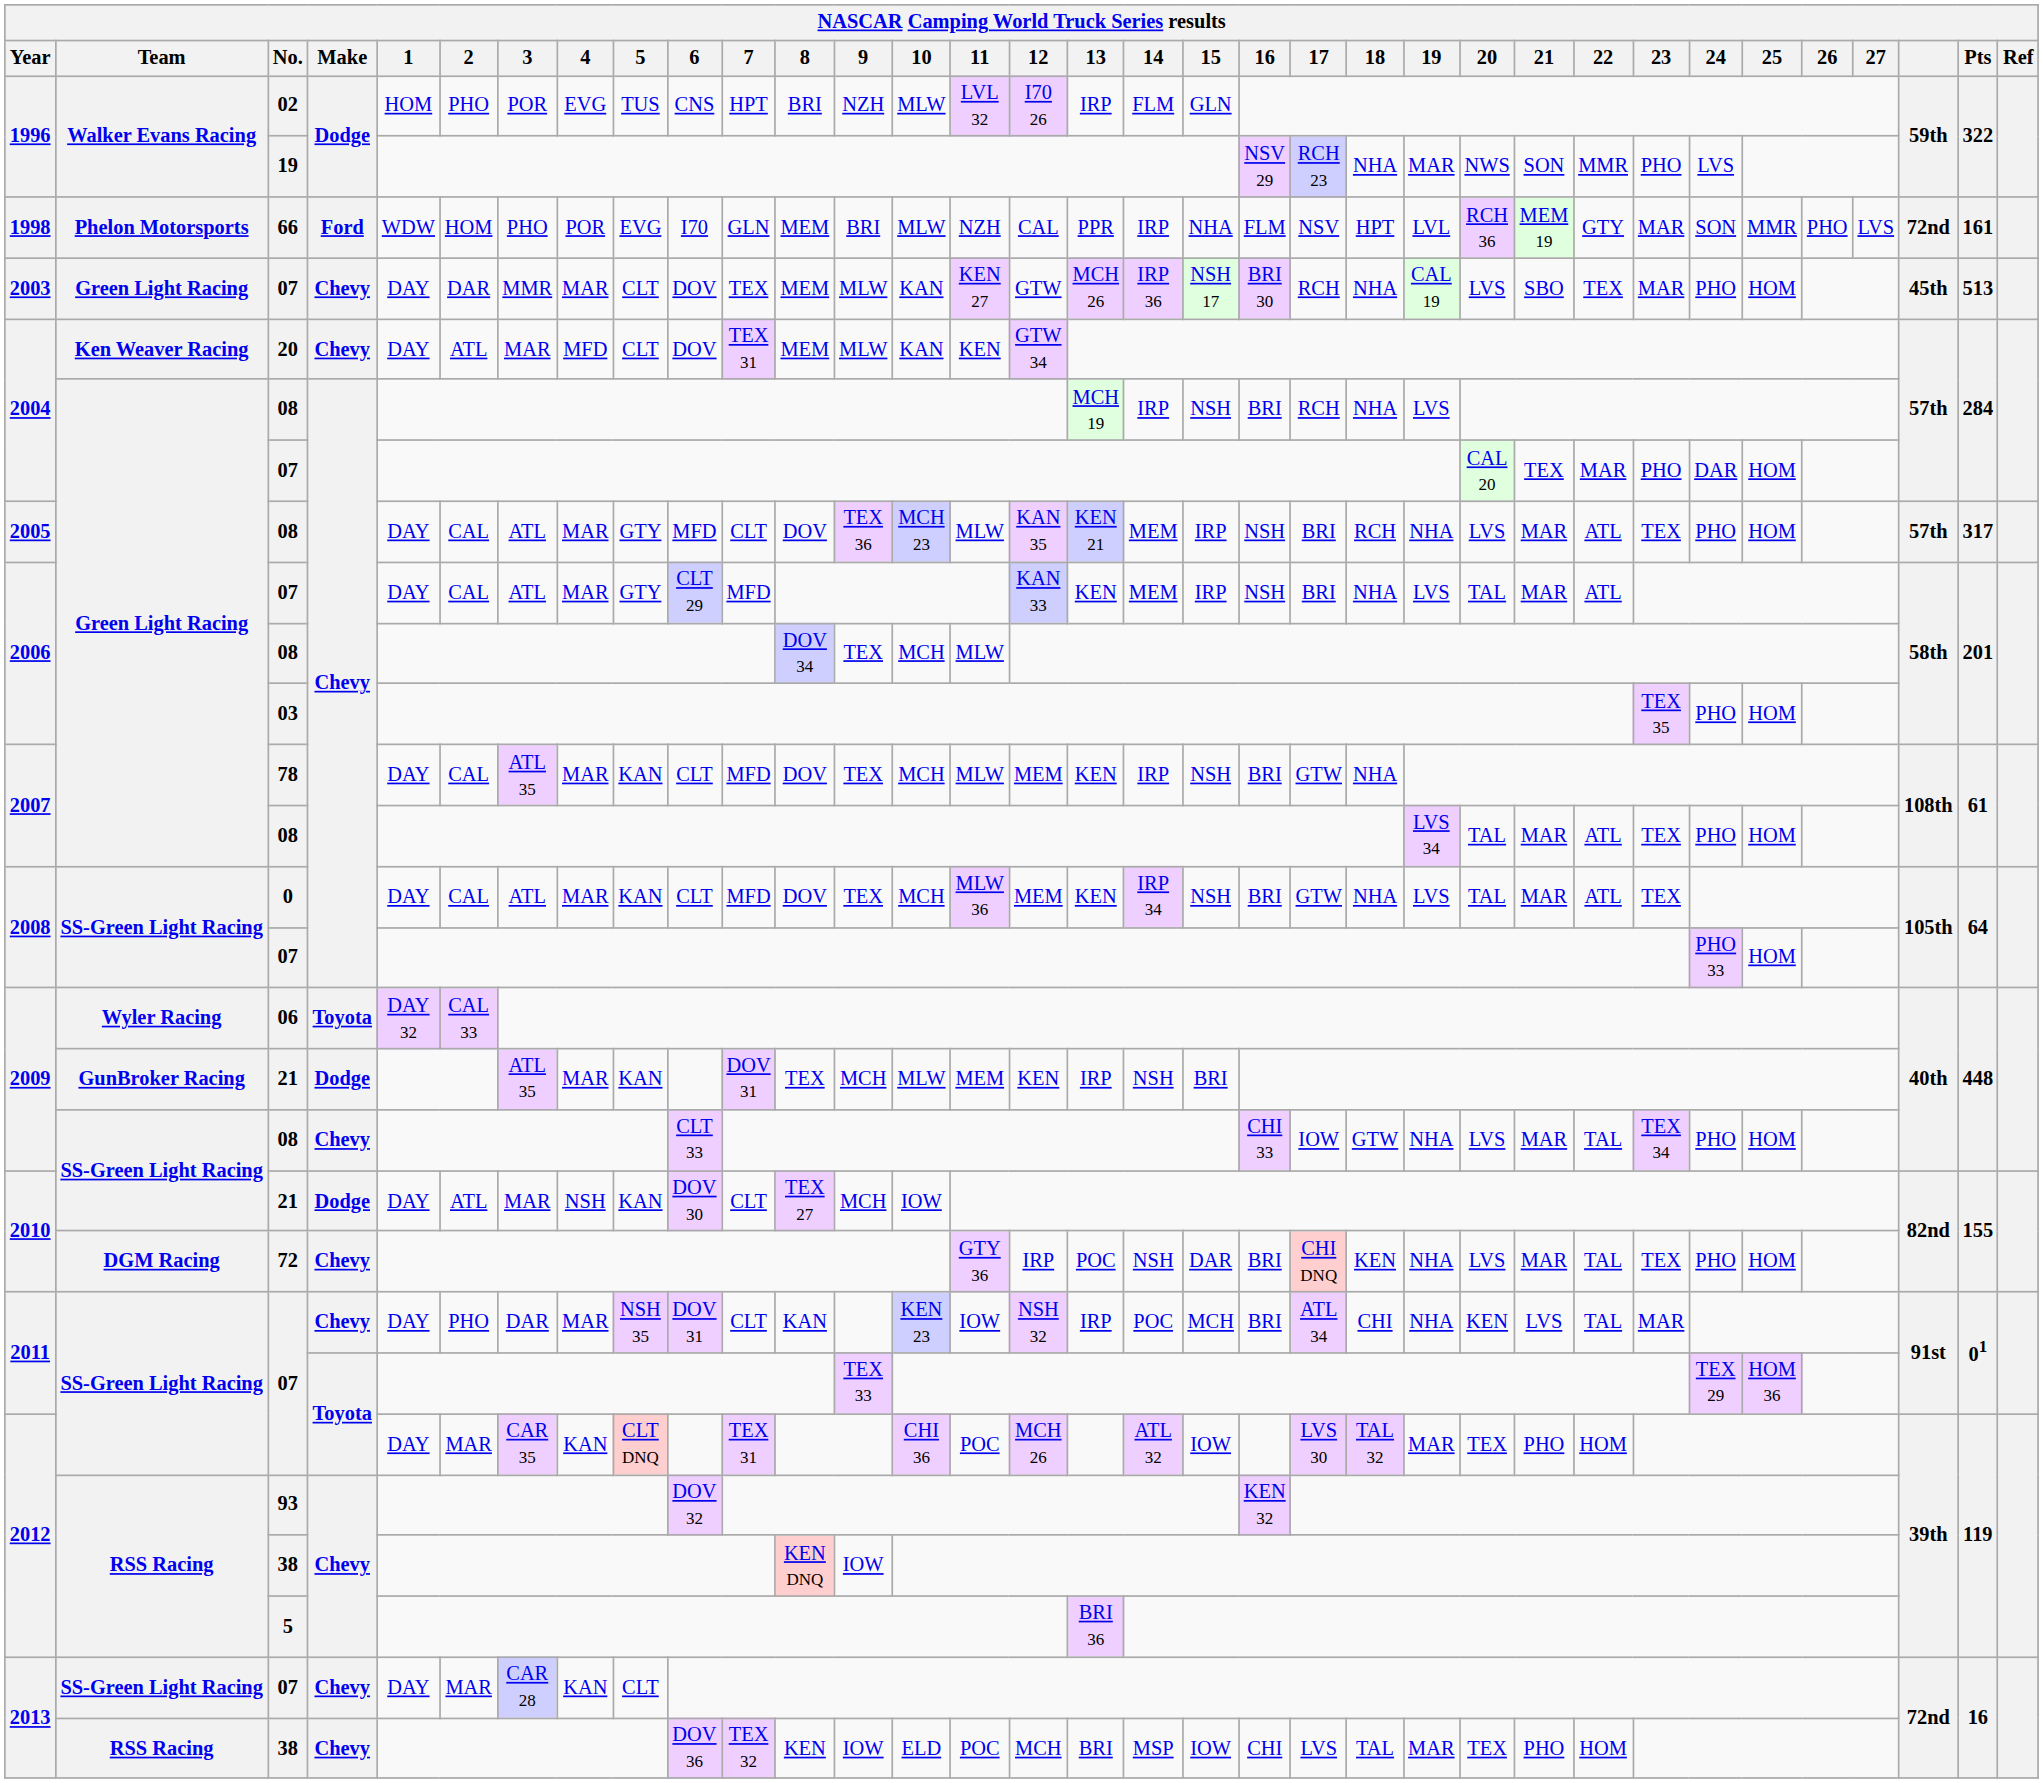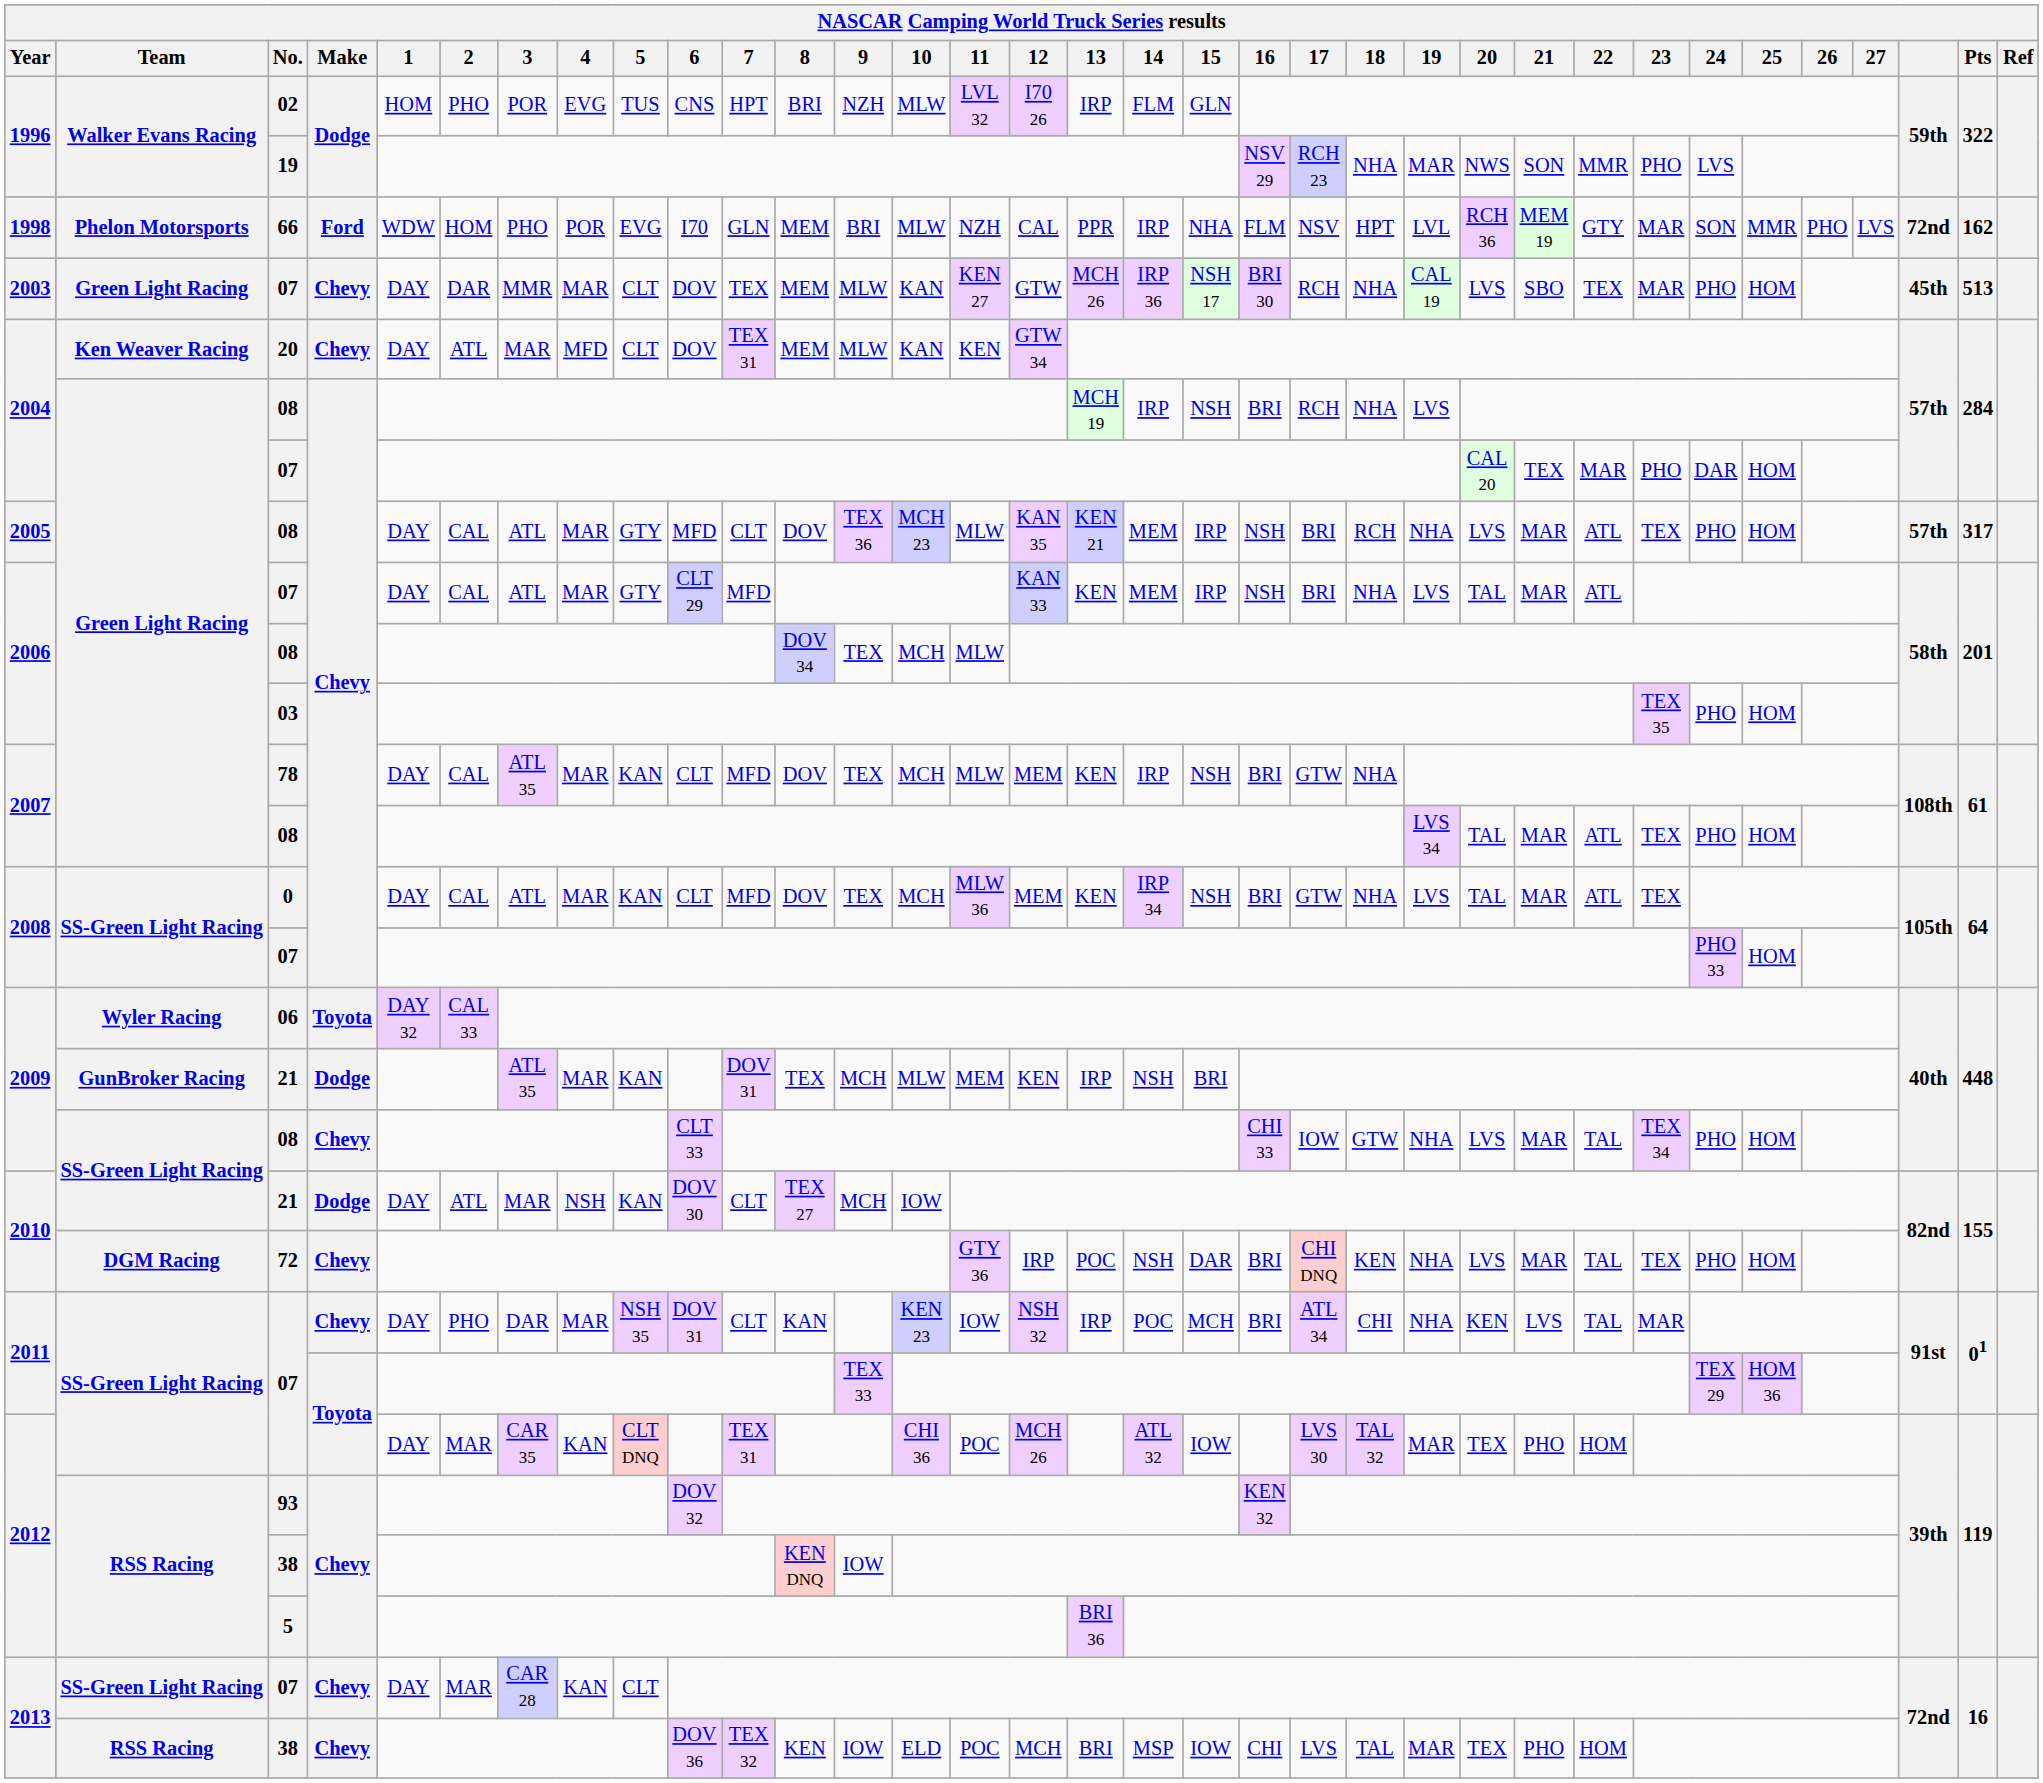(1978, 227) 161 -> (1978, 227) 162
